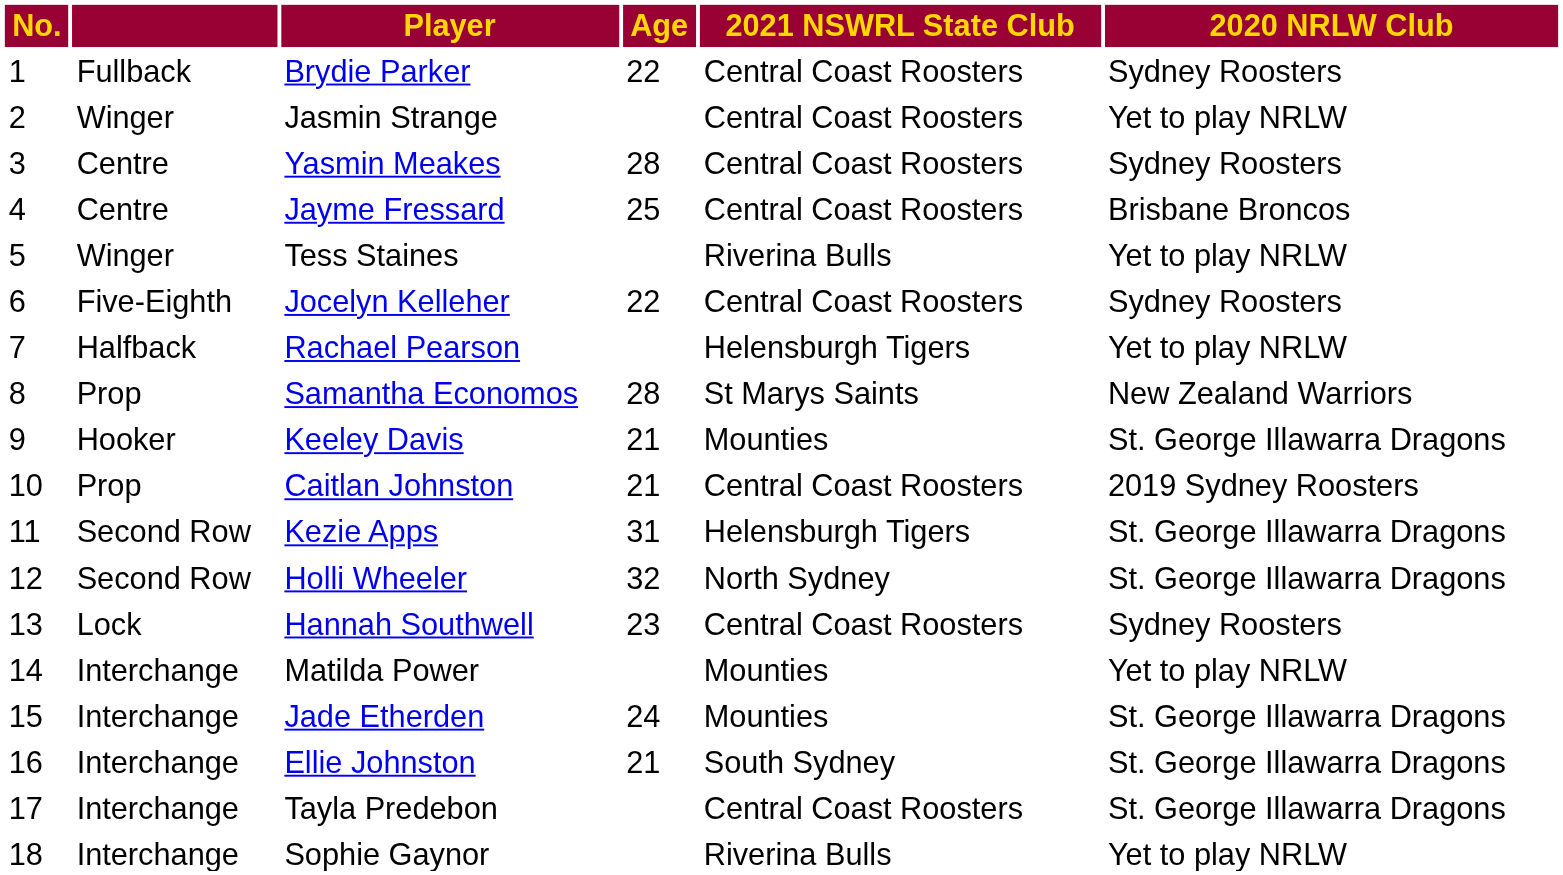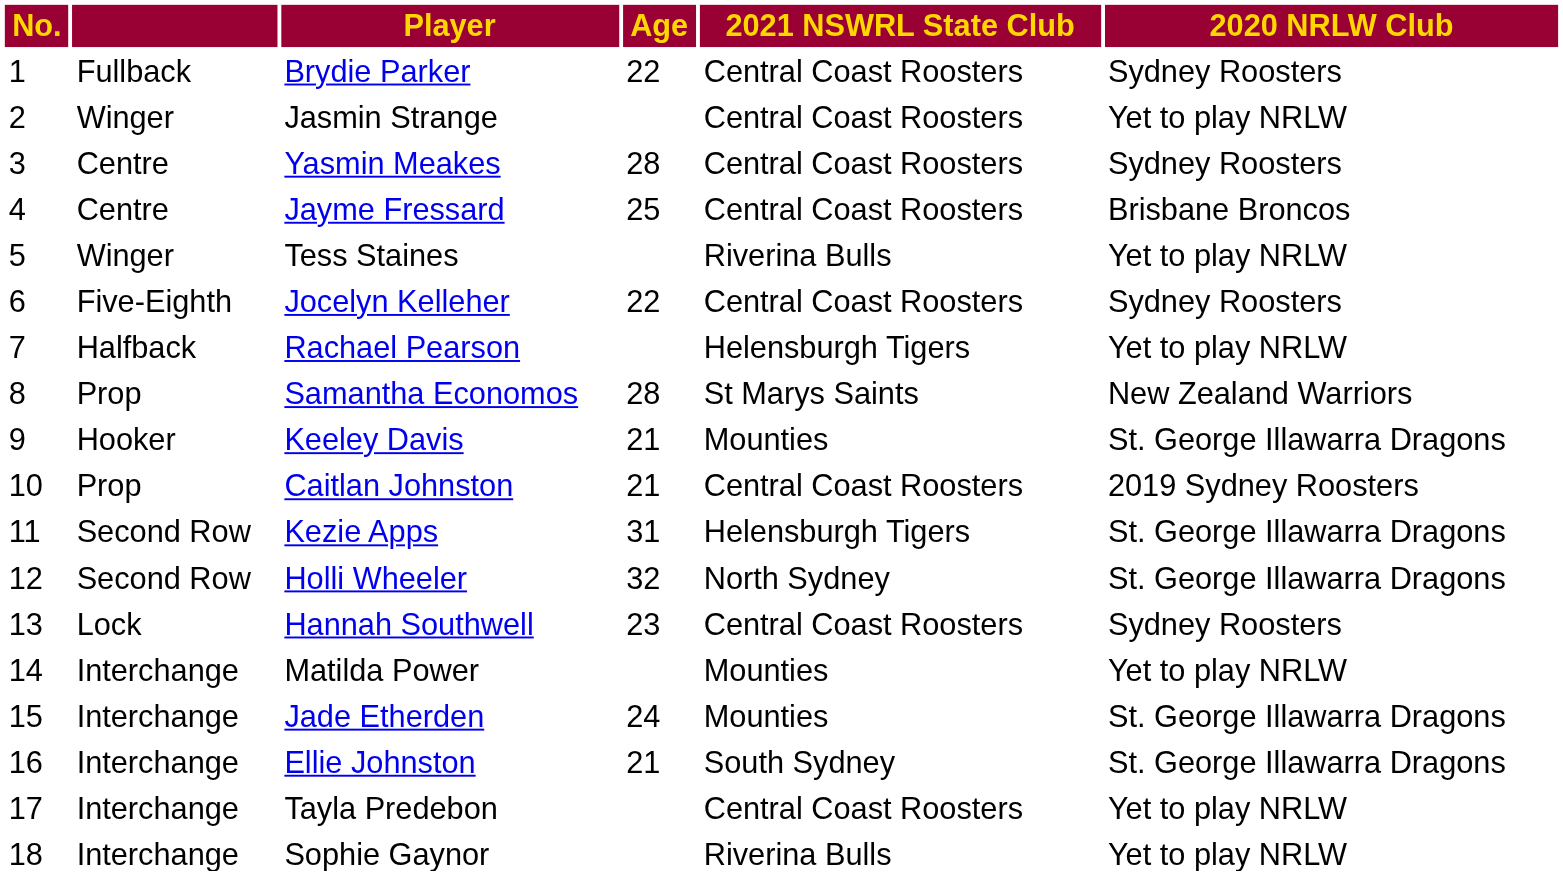(1307, 808) St. George Illawarra Dragons -> (1227, 808) Yet to play NRLW
